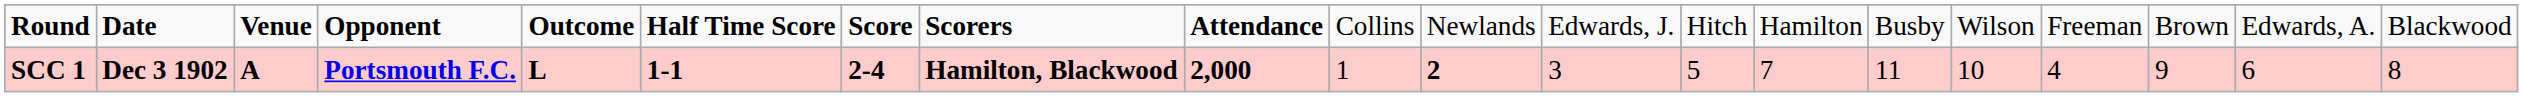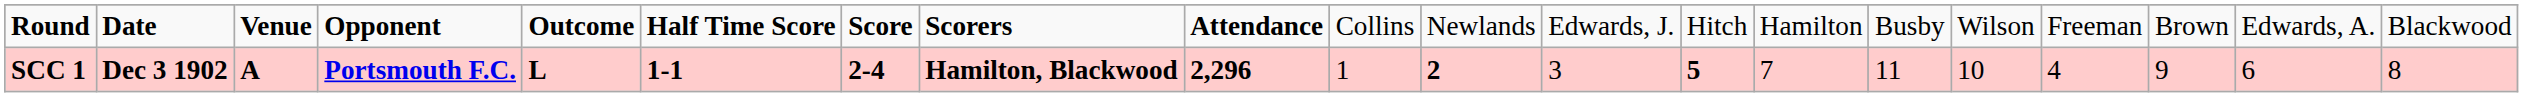(1221, 69) 2,000 -> (1221, 69) 2,296
(1694, 69) normal -> (1694, 69) bold
